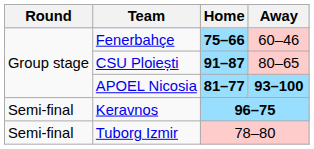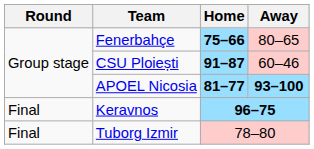(279, 40) 60–46 -> (279, 40) 80–65
(279, 63) 80–65 -> (279, 63) 60–46
(41, 110) Semi-final -> (24, 110) Final
(41, 133) Semi-final -> (24, 133) Final
